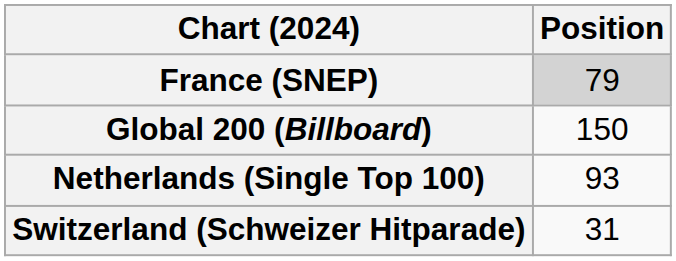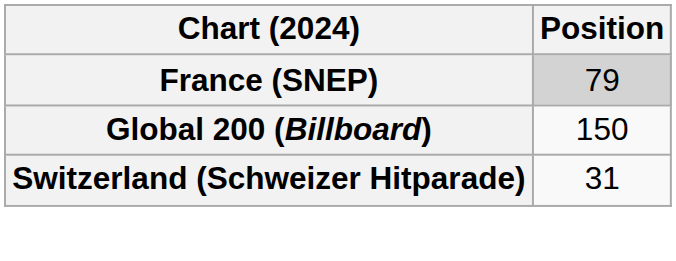- row: (269, 179)
